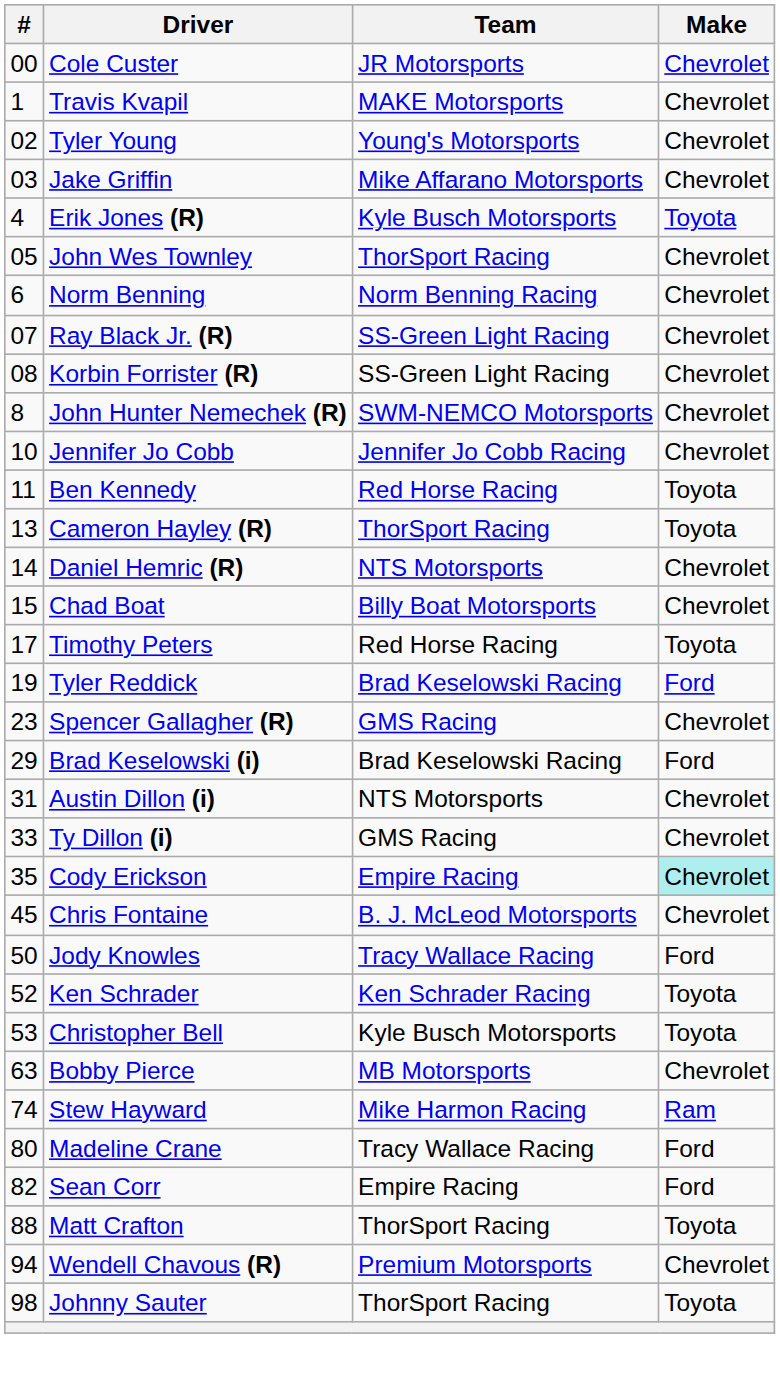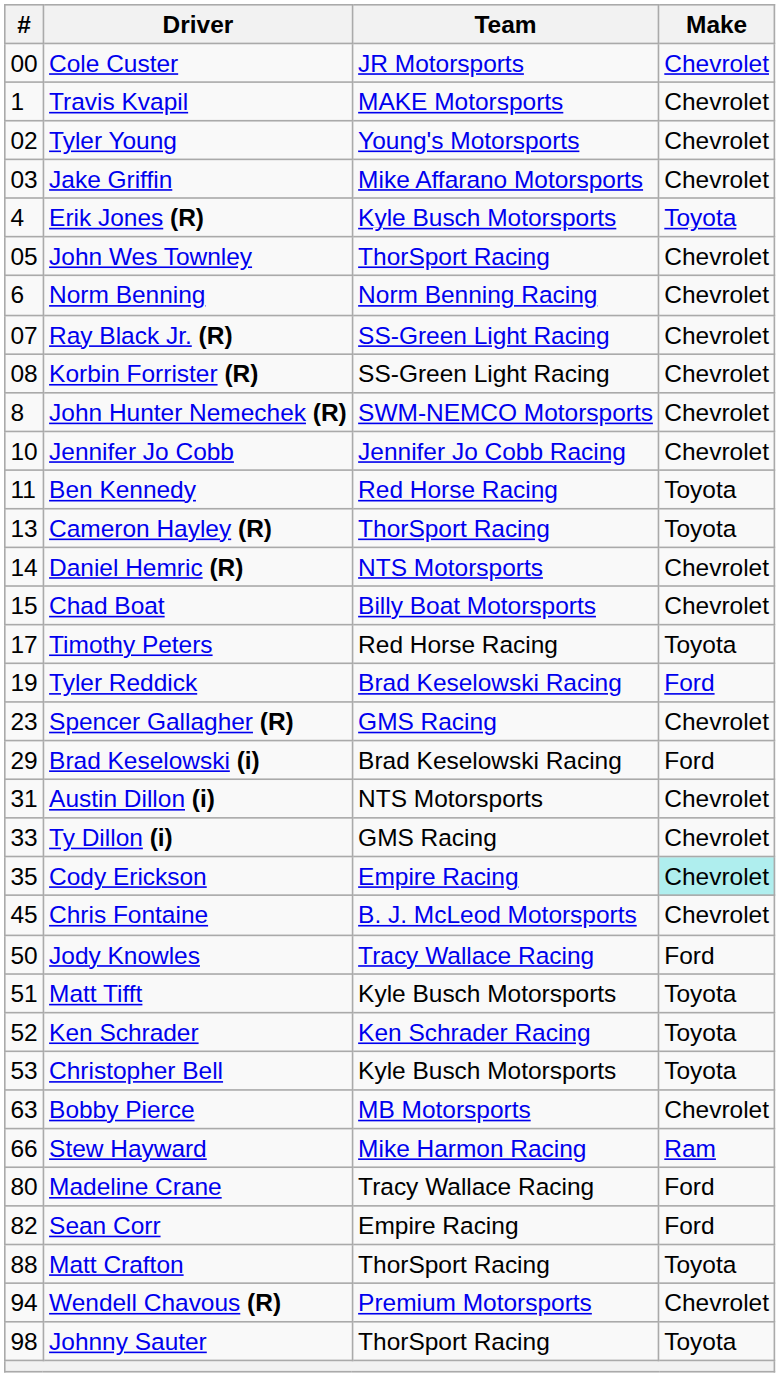+ row: (96, 993)
(24, 1109) 74 -> (24, 1148) 66
